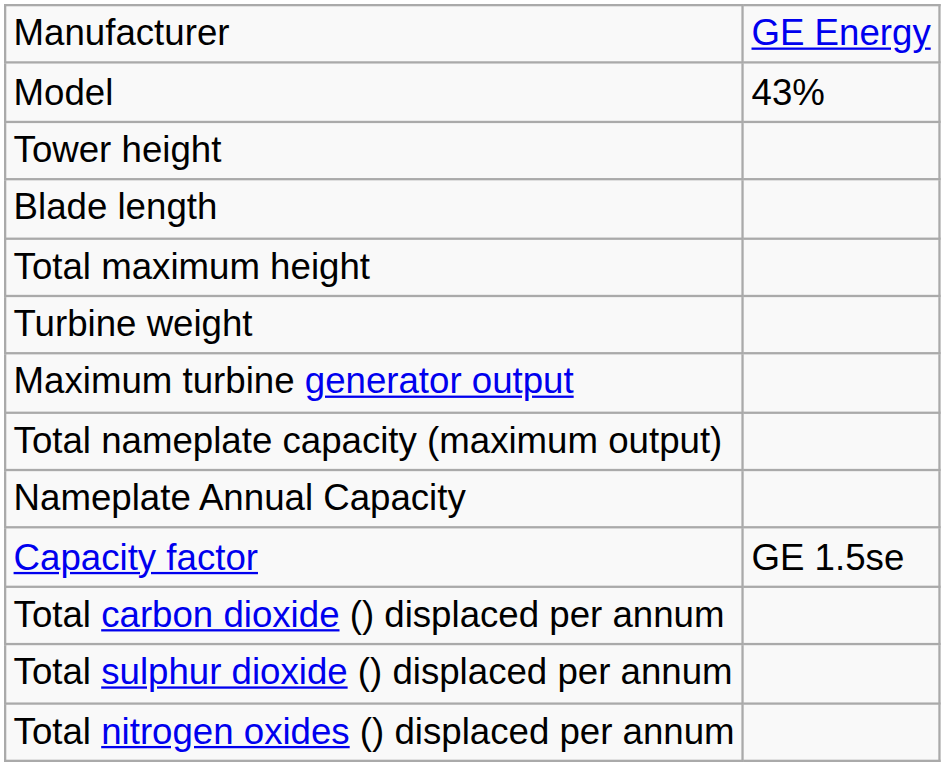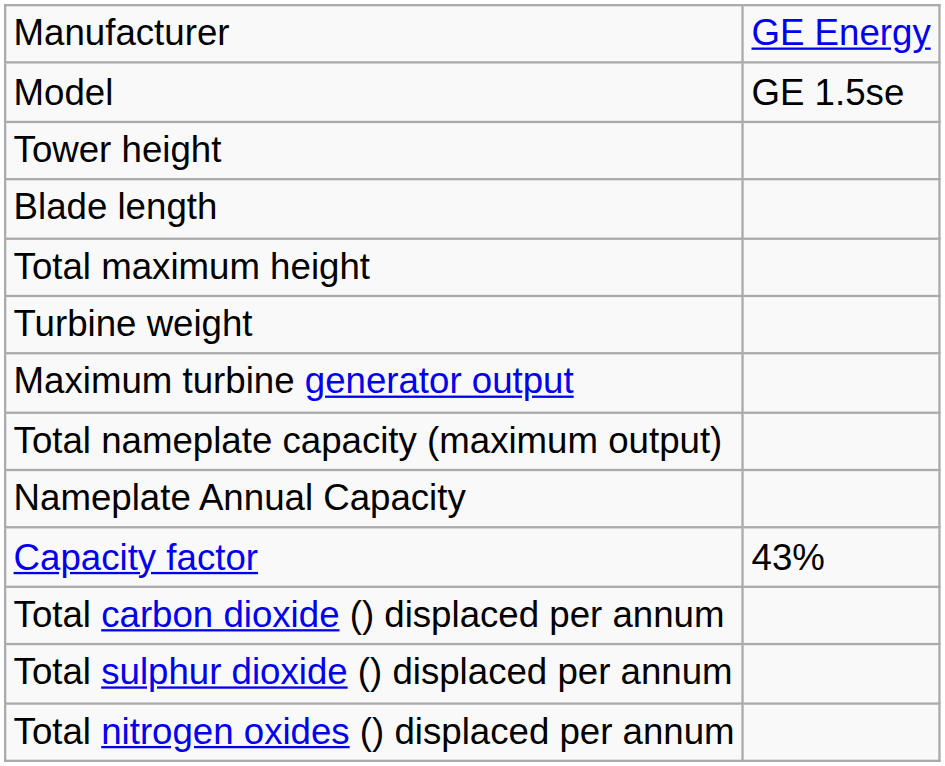(788, 91) 43% -> (828, 91) GE 1.5se
(828, 556) GE 1.5se -> (788, 556) 43%
